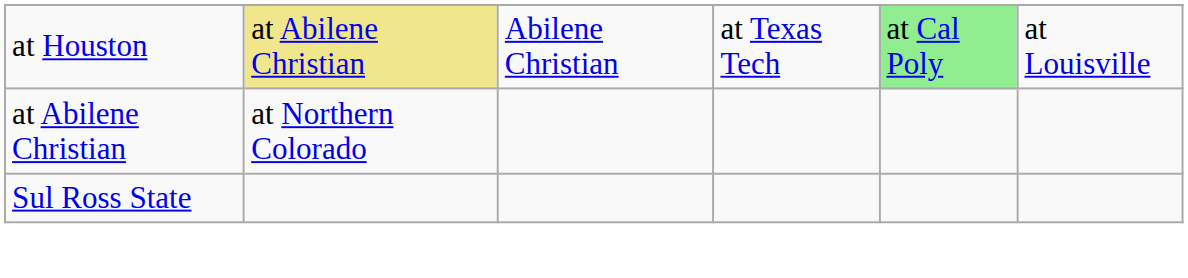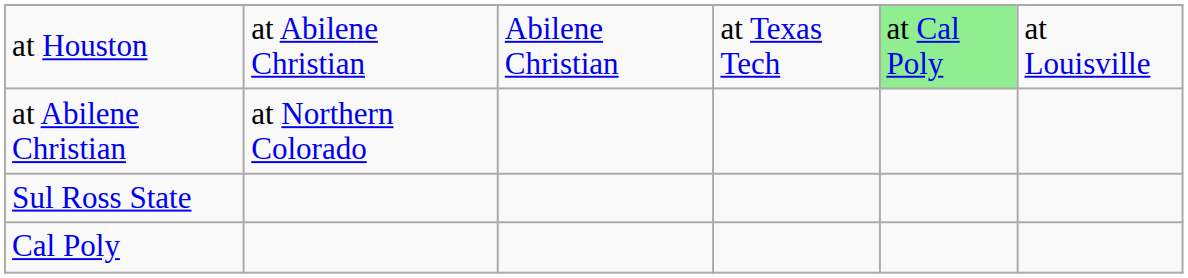(315, 46) khaki background -> (315, 46) no background
+ row: (66, 246)
